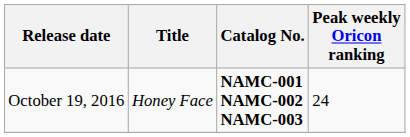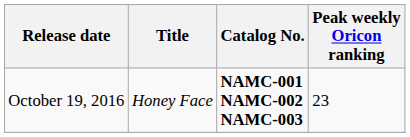(321, 100) 24 -> (321, 100) 23
